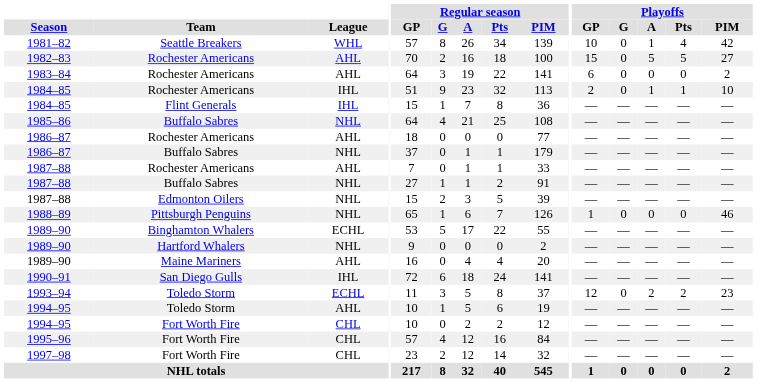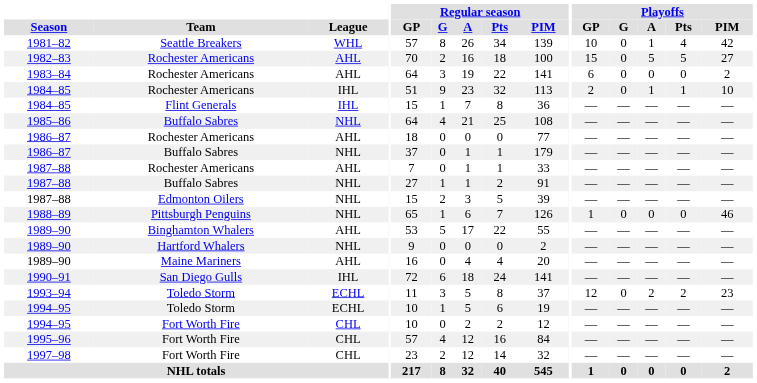(348, 230) ECHL -> (348, 230) AHL
(348, 308) AHL -> (348, 308) ECHL
